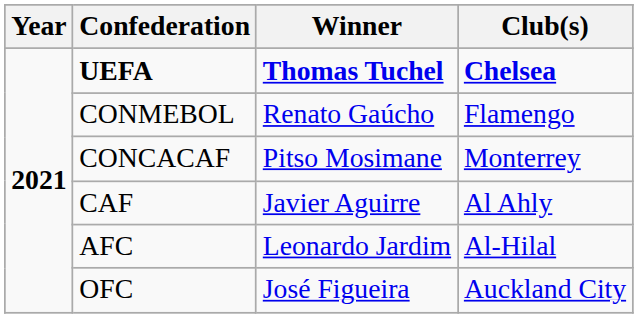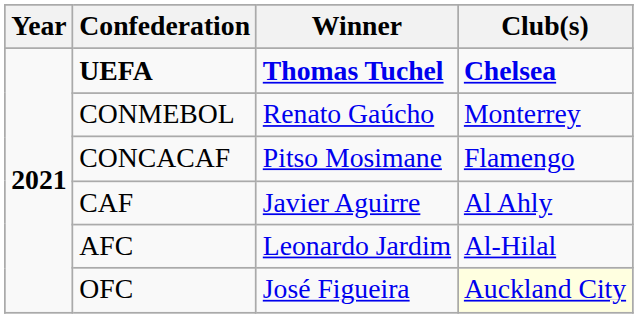(519, 114) Flamengo -> (522, 114) Monterrey
(522, 158) Monterrey -> (519, 158) Flamengo
(545, 289) no background -> (545, 289) lightyellow background
